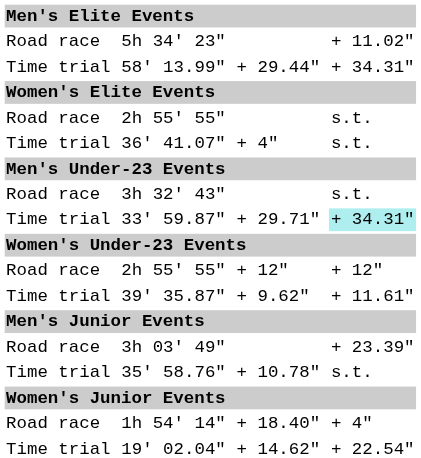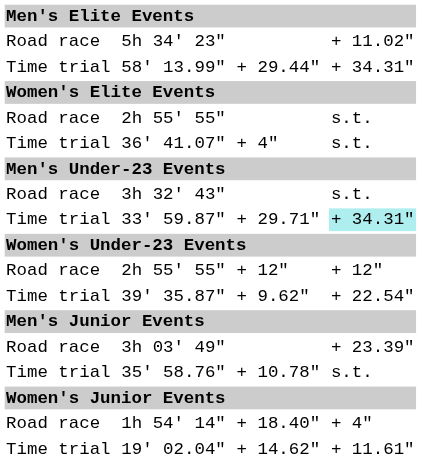(373, 296) + 11.61" -> (373, 296) + 22.54"
(373, 449) + 22.54" -> (373, 449) + 11.61"
